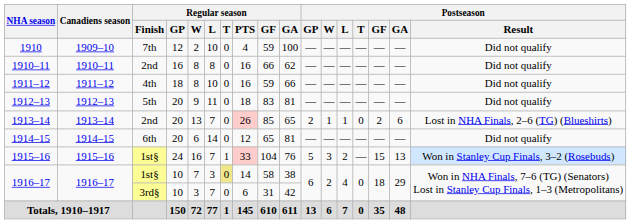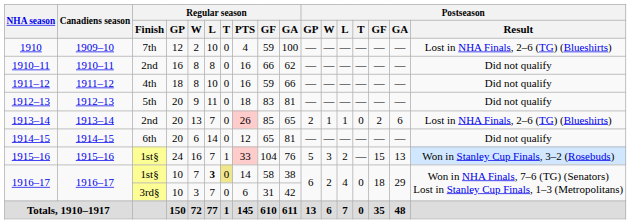(518, 47) Did not qualify -> (518, 47) Lost in NHA Finals, 2–6 (TG) (Blueshirts)
(212, 174) normal -> (212, 174) bold
